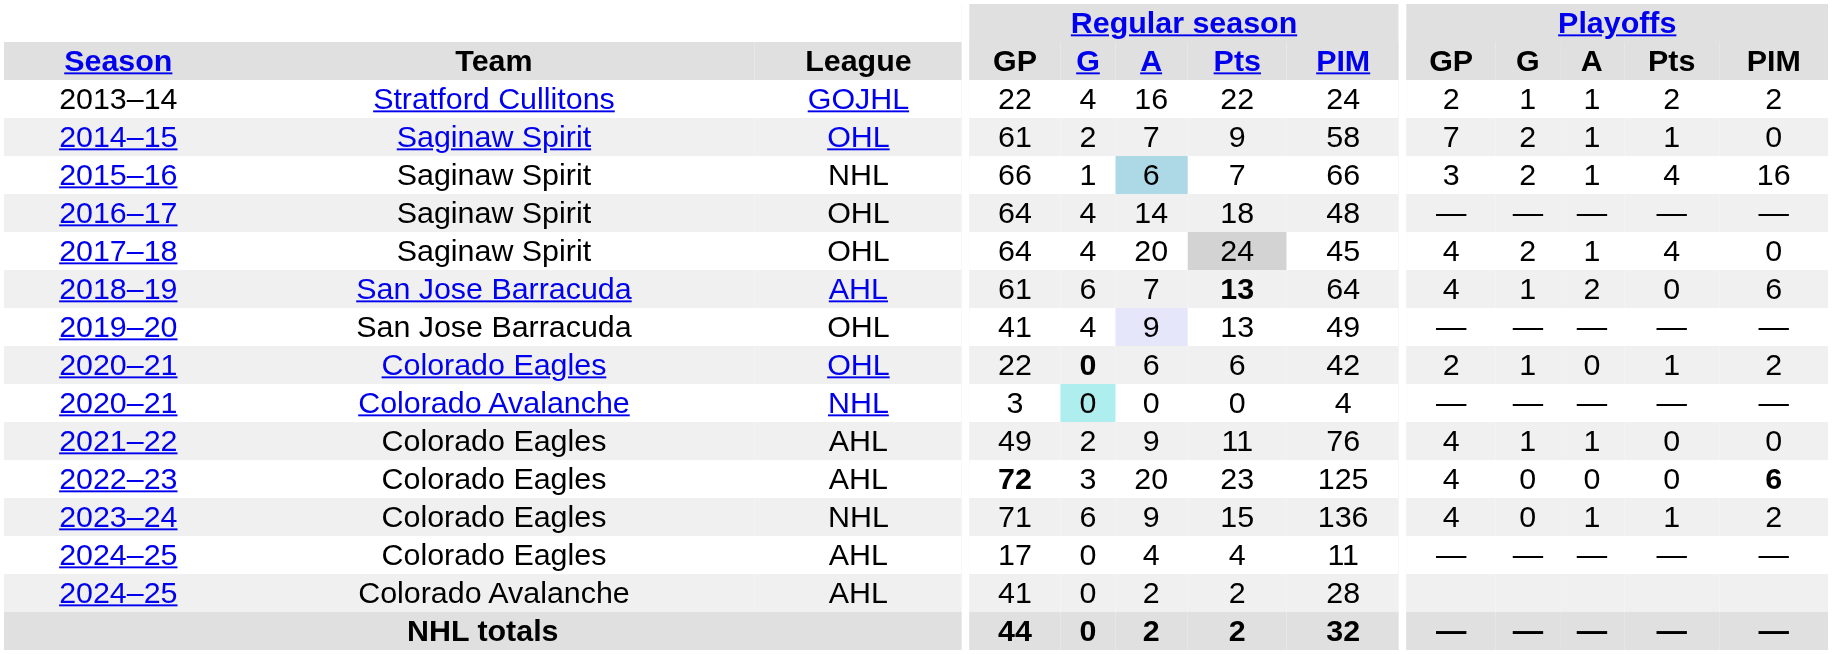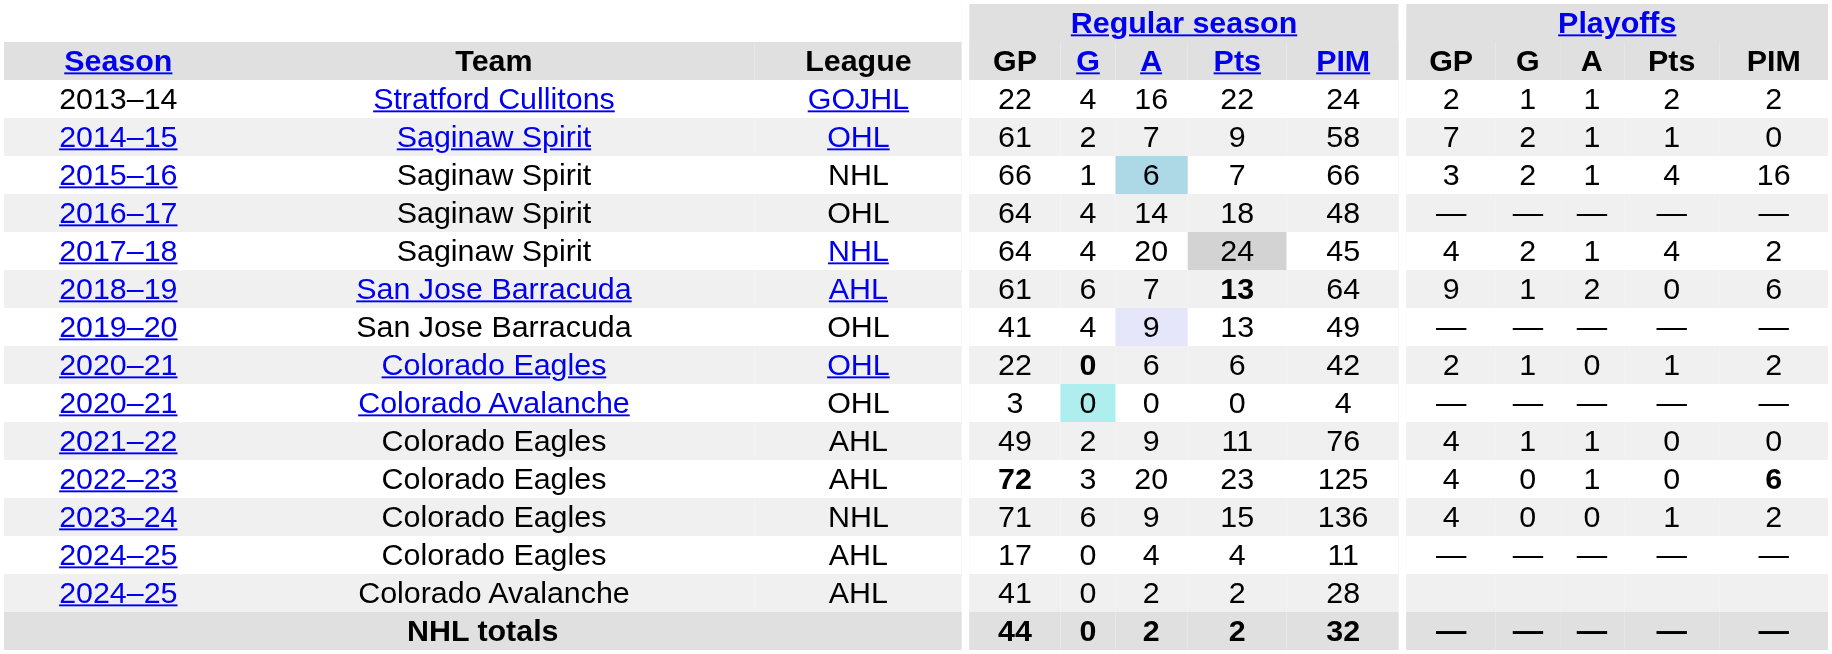(858, 250) OHL -> (858, 250) NHL
(1774, 250) 0 -> (1774, 250) 2
(1451, 288) 4 -> (1451, 288) 9
(858, 402) NHL -> (858, 402) OHL
(1592, 478) 0 -> (1592, 478) 1
(1592, 516) 1 -> (1592, 516) 0
